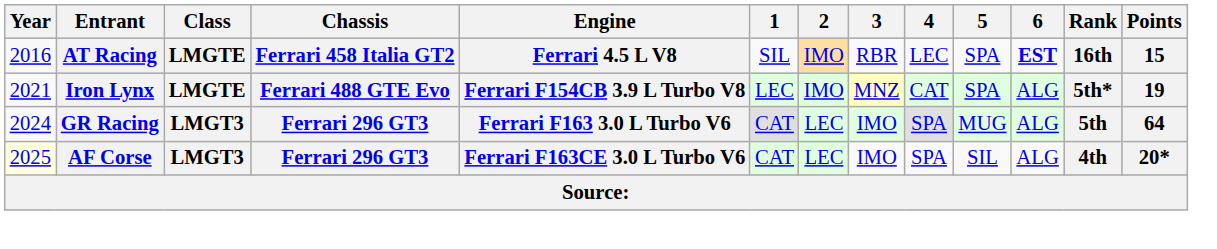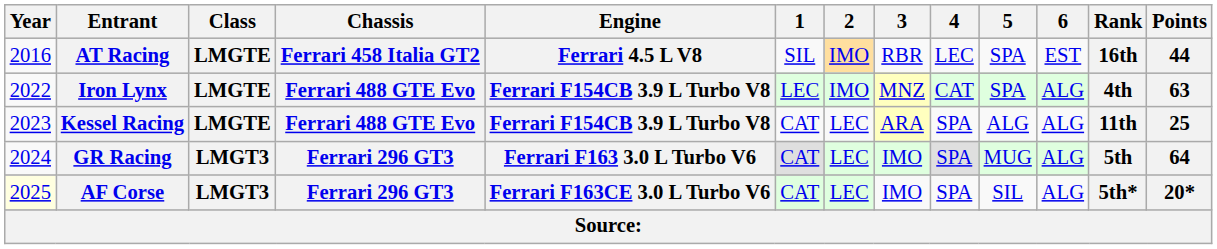(1038, 55) bold -> (1063, 55) normal
(1154, 55) 15 -> (1179, 55) 44
(30, 89) 2021 -> (30, 89) 2022
(1093, 89) 5th* -> (1118, 89) 4th
(1154, 89) 19 -> (1179, 89) 63
+ row: (122, 123)
(1093, 157) 4th -> (1118, 191) 5th*
